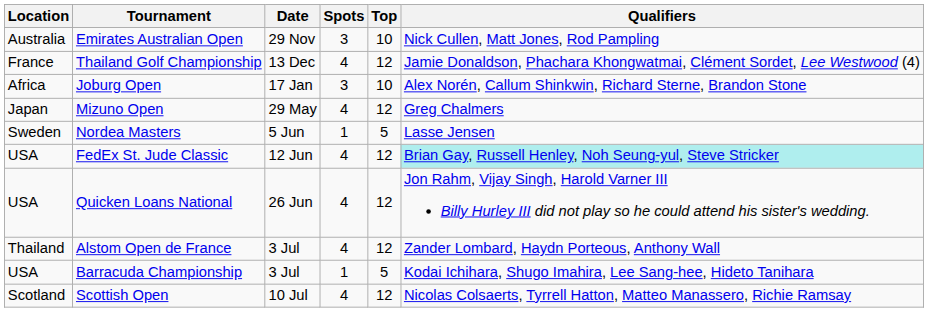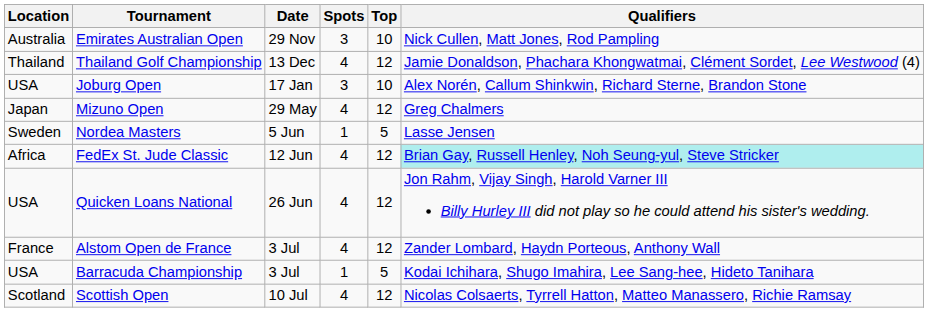(31, 62) France -> (36, 62) Thailand
(27, 86) Africa -> (23, 86) USA
(23, 156) USA -> (27, 156) Africa
(36, 248) Thailand -> (31, 248) France
